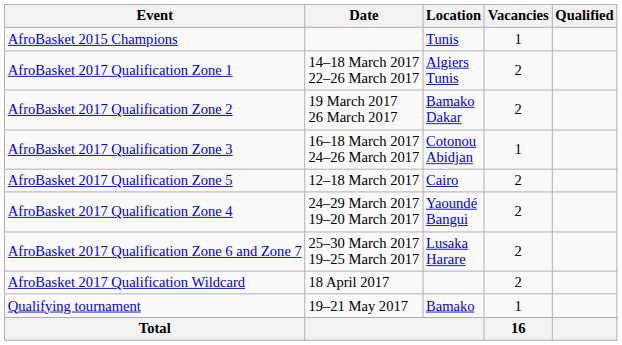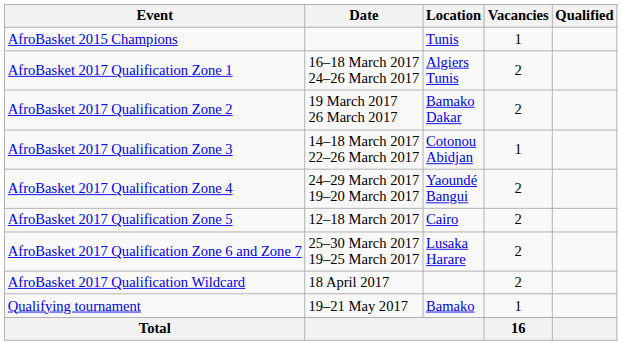(364, 70) 14–18 March 2017 22–26 March 2017 -> (364, 70) 16–18 March 2017 24–26 March 2017
(364, 149) 16–18 March 2017 24–26 March 2017 -> (364, 149) 14–18 March 2017 22–26 March 2017
rows swapped: (120, 211) <-> (120, 180)
